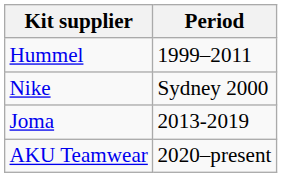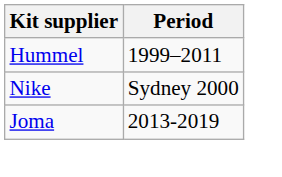- row: (79, 155)
